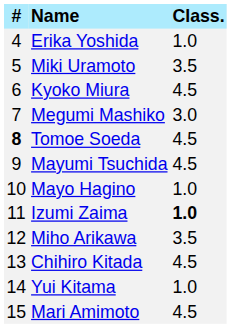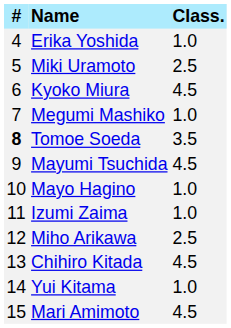(185, 66) 3.5 -> (185, 66) 2.5
(185, 115) 3.0 -> (185, 115) 1.0
(185, 139) 4.5 -> (185, 139) 3.5
(185, 213) bold -> (185, 213) normal
(185, 238) 3.5 -> (185, 238) 2.5
